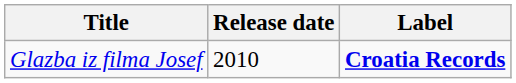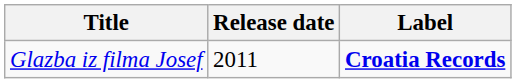(236, 58) 2010 -> (236, 58) 2011
